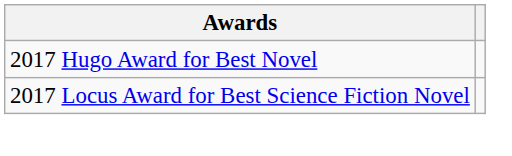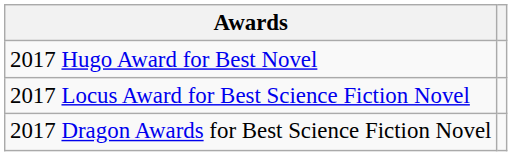+ row: (251, 131)
